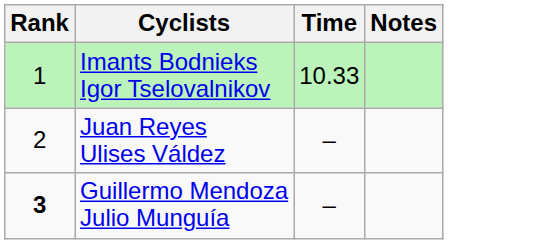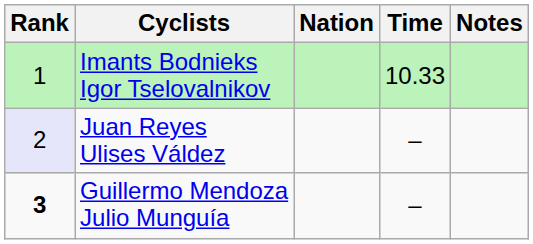+ column: (337, 23)
(40, 140) no background -> (40, 140) lavender background
